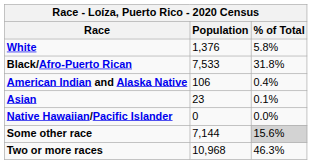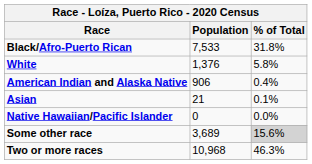rows swapped: (22, 47) <-> (69, 64)
(201, 82) 106 -> (201, 82) 906
(198, 99) 23 -> (198, 99) 21
(206, 133) 7,144 -> (206, 133) 3,689
